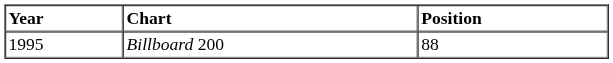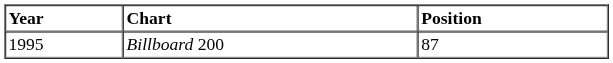(430, 44) 88 -> (430, 44) 87
